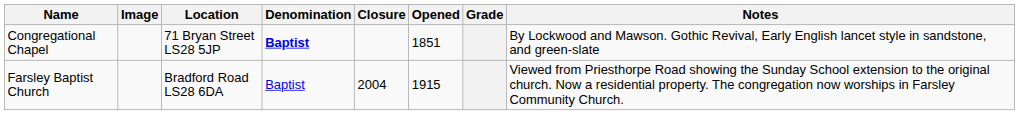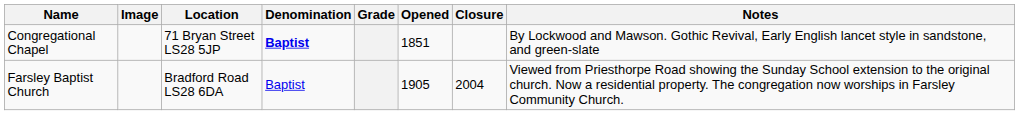columns swapped: (485, 14) <-> (382, 14)
(426, 85) 1915 -> (415, 85) 1905
